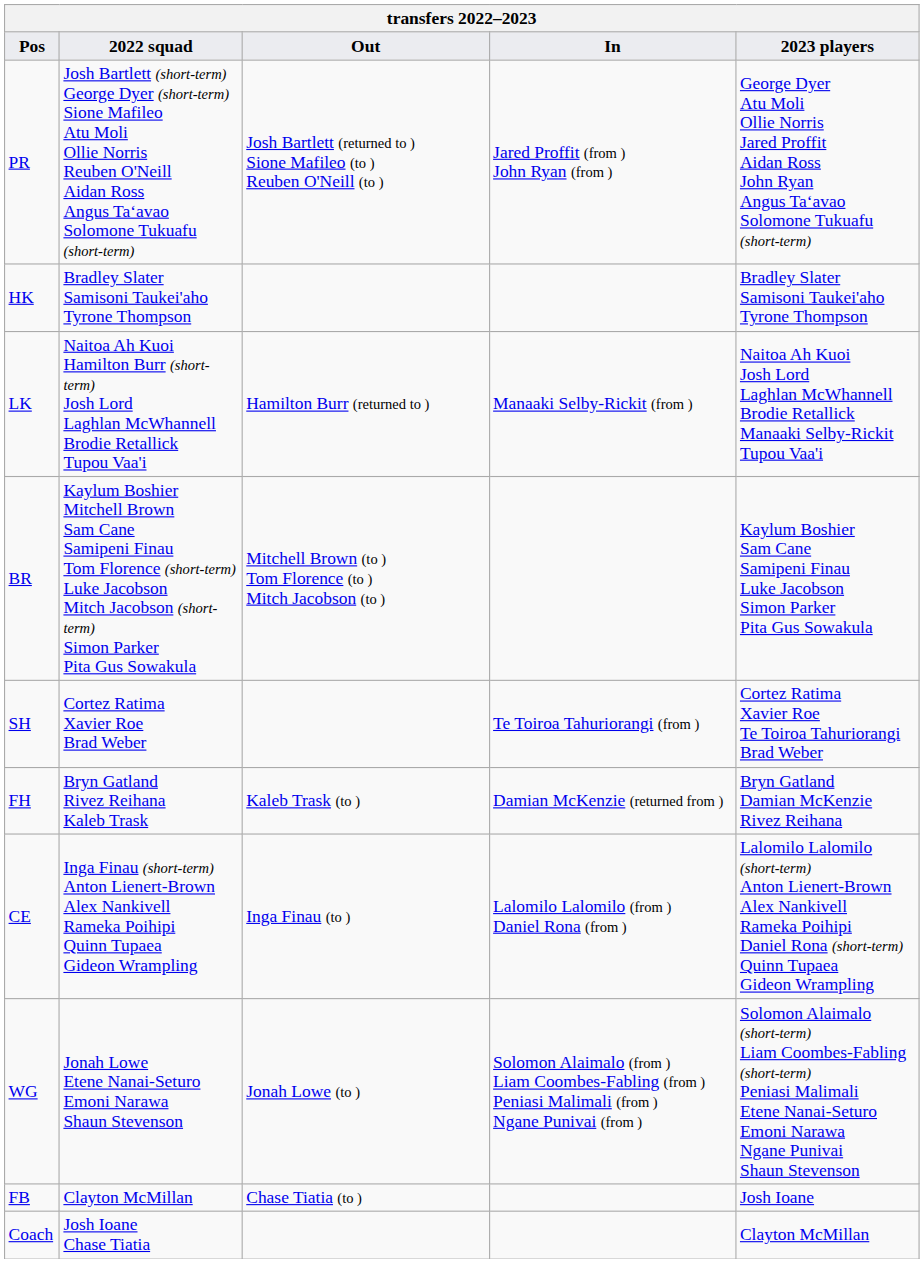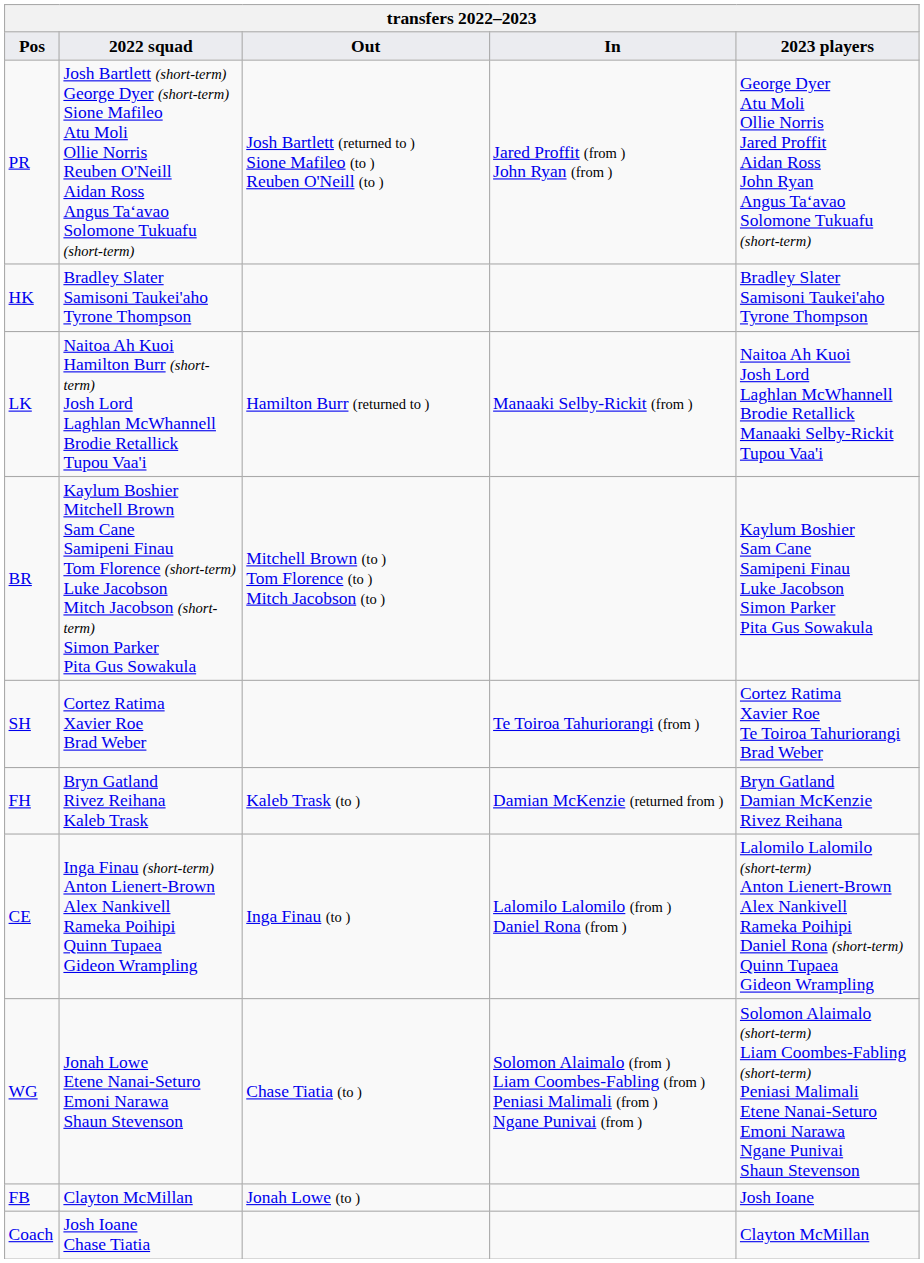(303, 1091) Jonah Lowe (to ) -> (304, 1091) Chase Tiatia (to )
(304, 1197) Chase Tiatia (to ) -> (303, 1197) Jonah Lowe (to )
